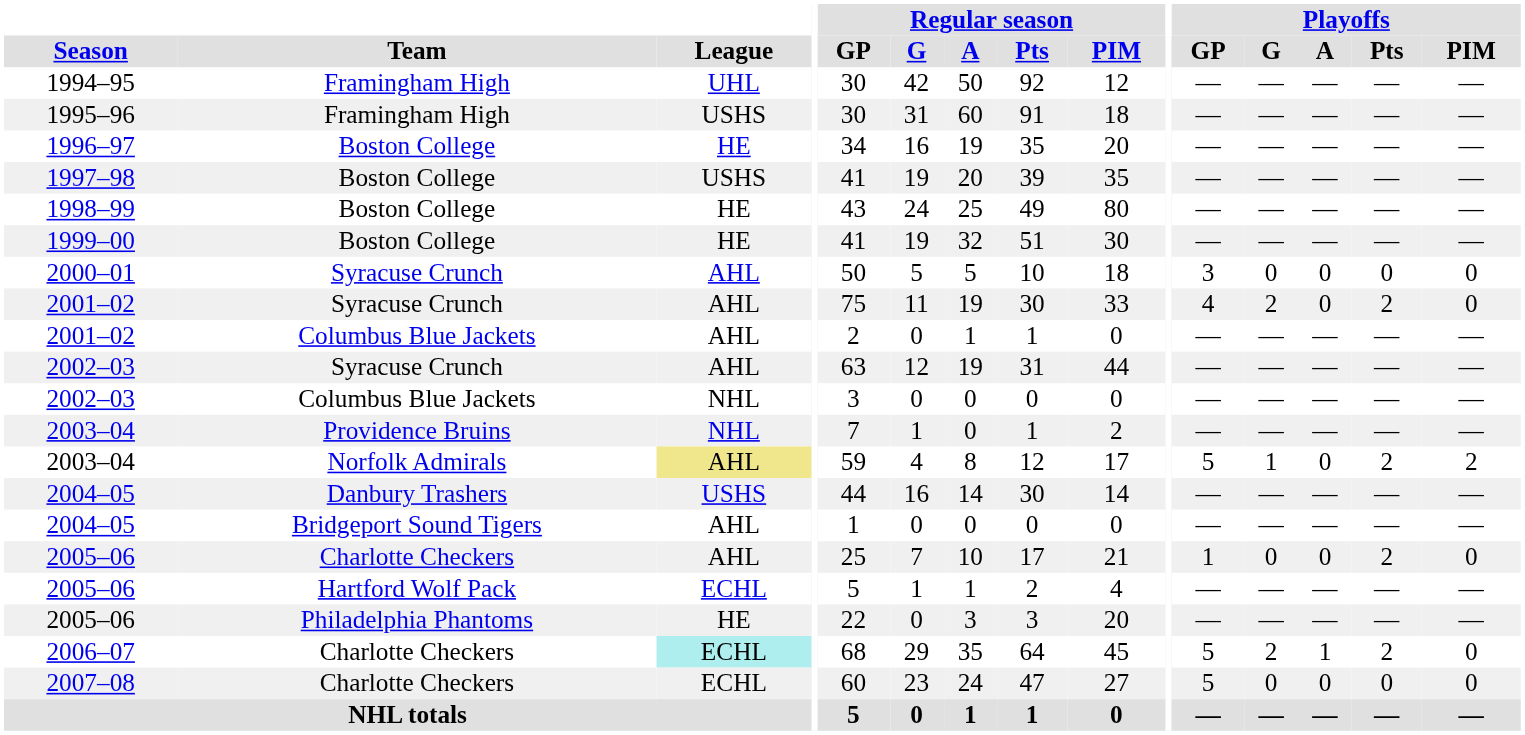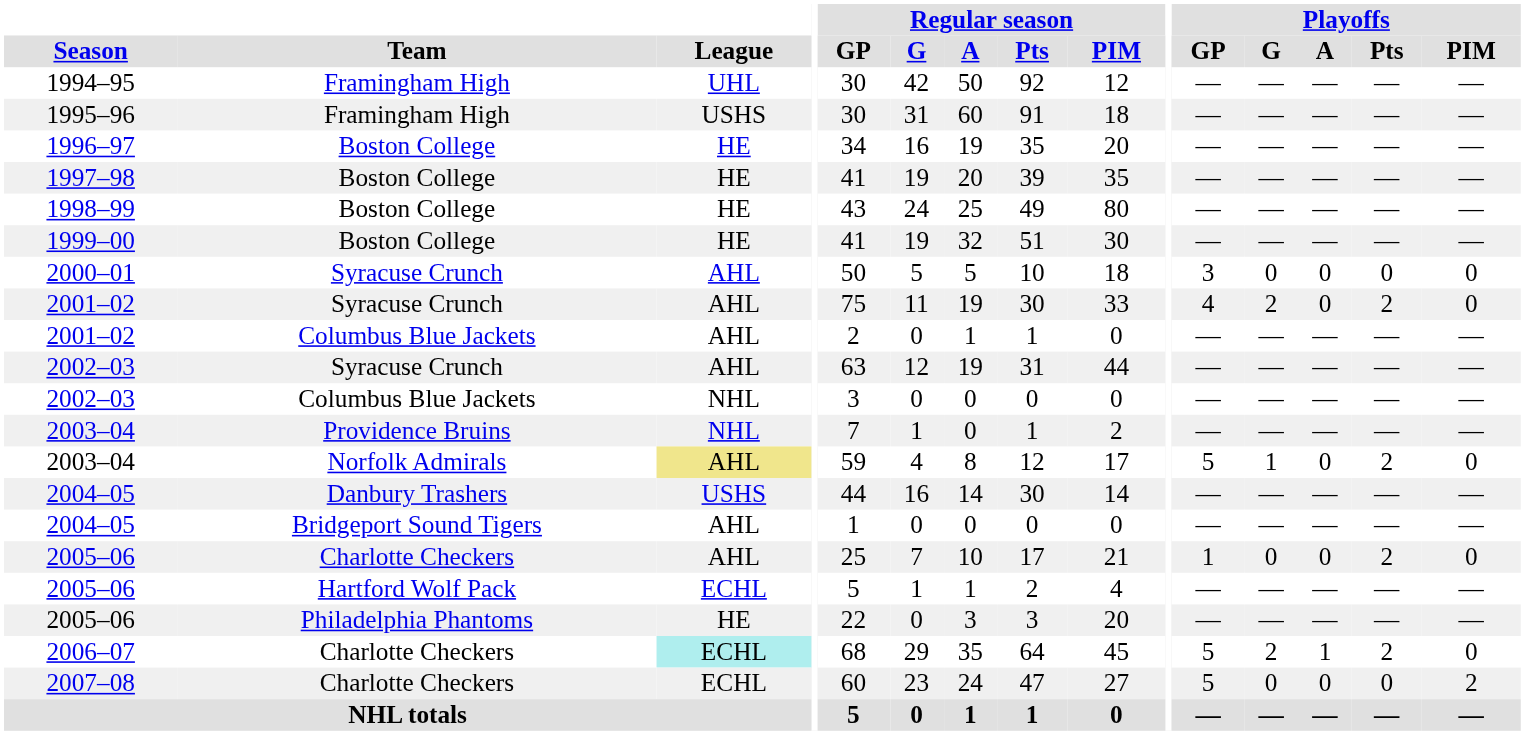(734, 177) USHS -> (734, 177) HE
(1471, 461) 2 -> (1471, 461) 0
(1471, 683) 0 -> (1471, 683) 2
